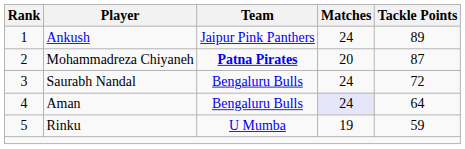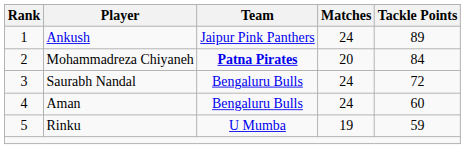(418, 59) 87 -> (418, 59) 84
(346, 103) lavender background -> (346, 103) no background
(418, 103) 64 -> (418, 103) 60
